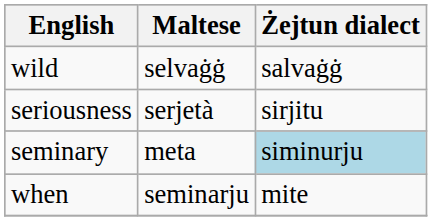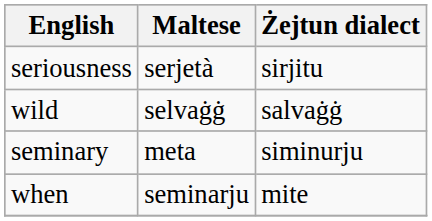rows swapped: (35, 67) <-> (71, 109)
(312, 151) lightblue background -> (312, 151) no background
